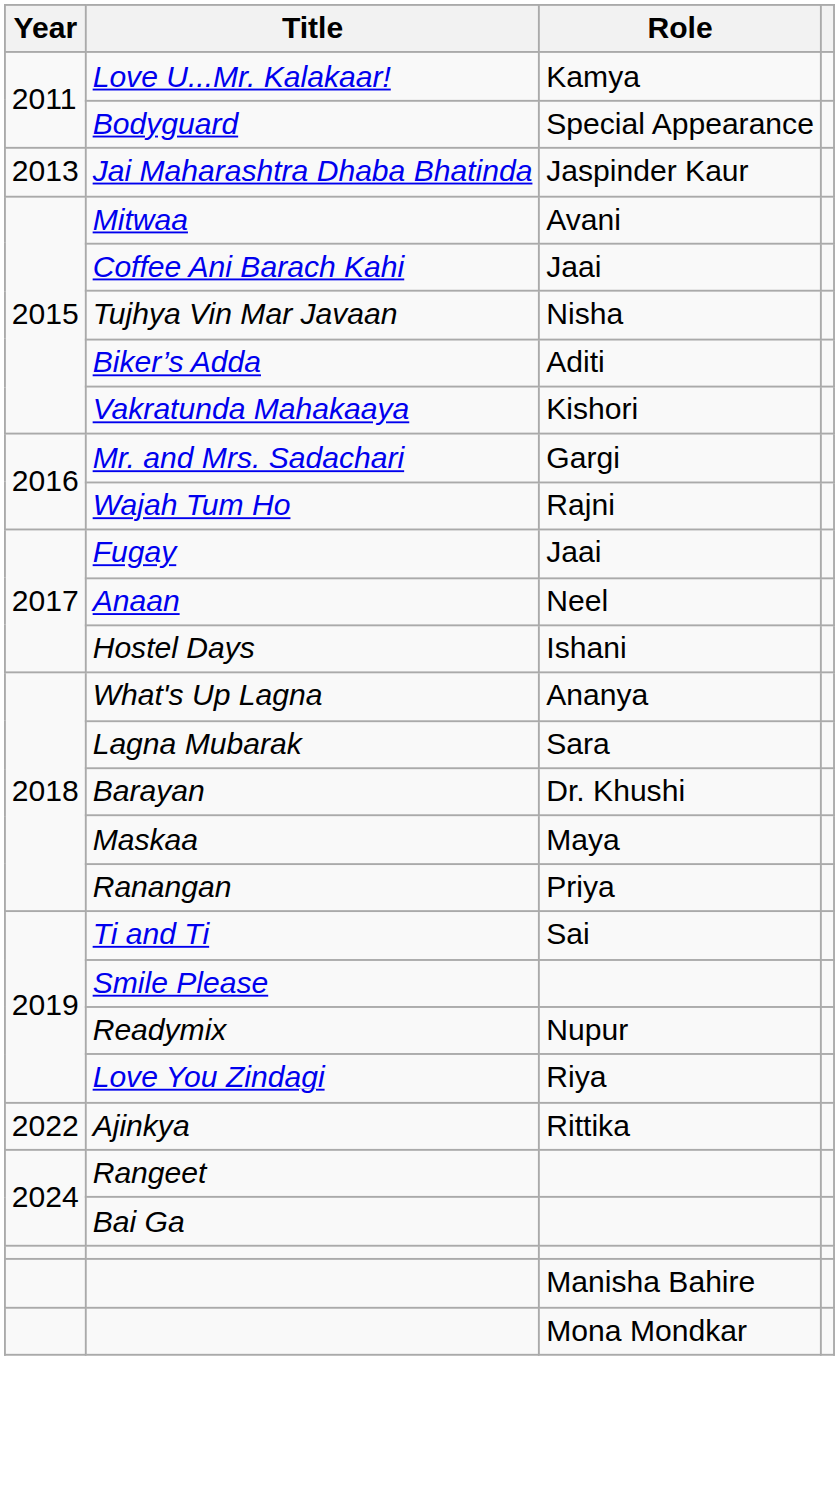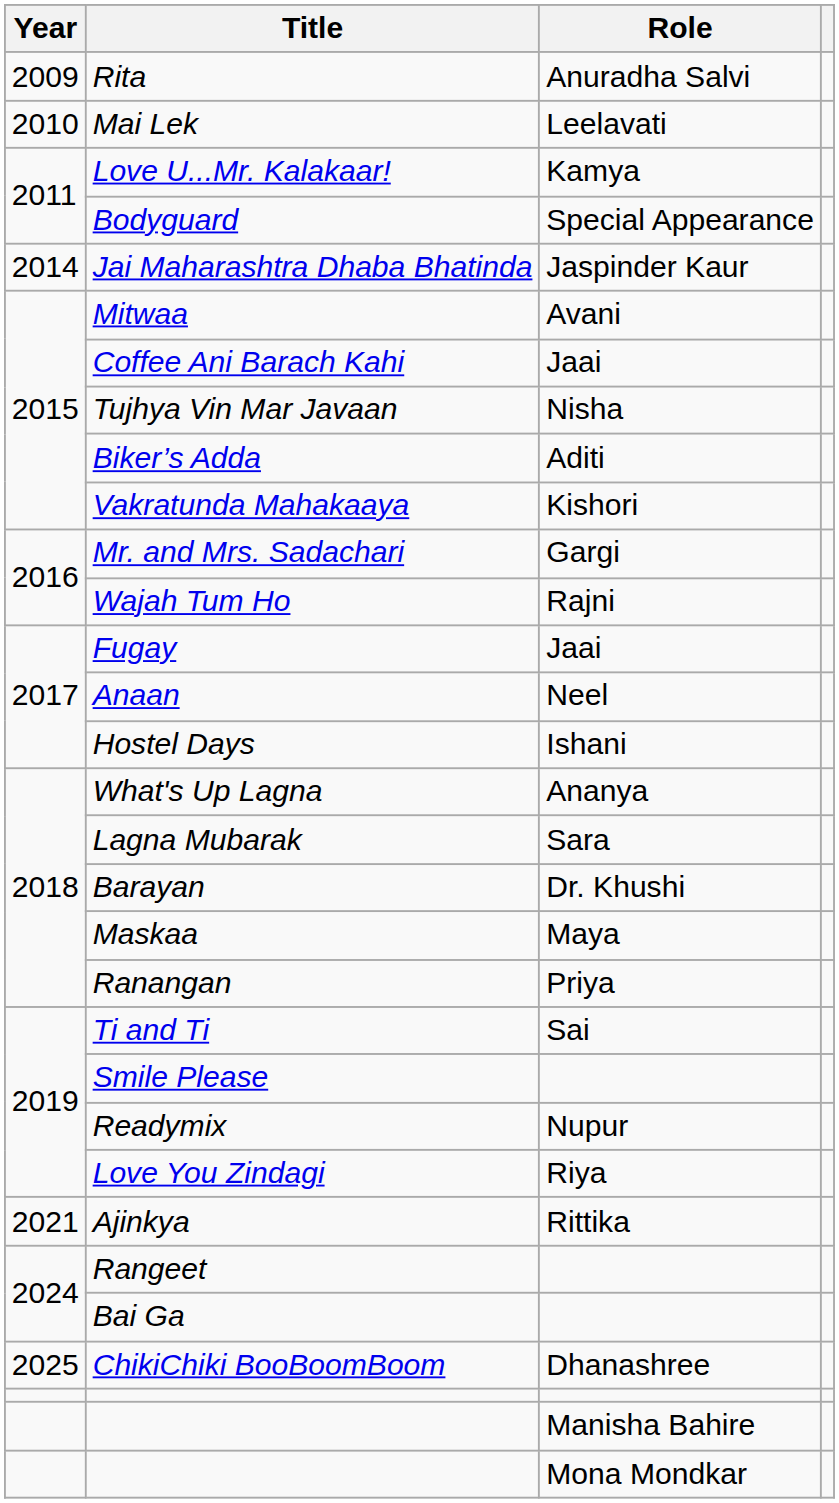+ row: (119, 76)
+ row: (145, 123)
(45, 171) 2013 -> (45, 266) 2014
(45, 1125) 2022 -> (45, 1220) 2021
+ row: (269, 1364)
